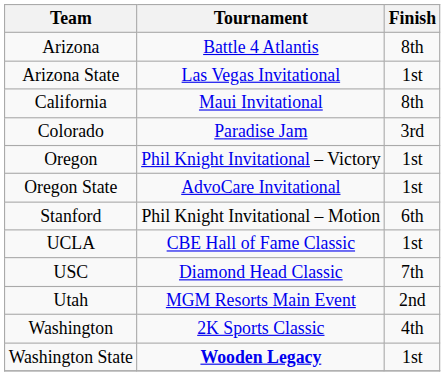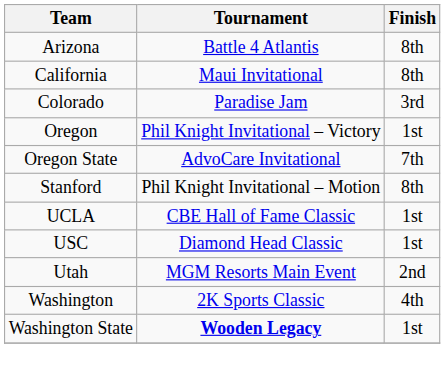- row: (71, 74)
(412, 187) 1st -> (412, 159) 7th
(412, 215) 6th -> (412, 187) 8th
(412, 272) 7th -> (412, 243) 1st
